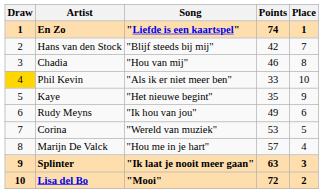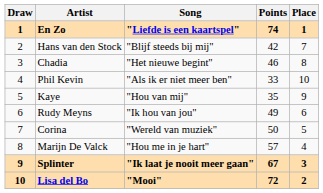(157, 63) "Hou van mij" -> (170, 63) "Het nieuwe begint"
(20, 79) gold background -> (20, 79) no background
(170, 96) "Het nieuwe begint" -> (157, 96) "Hou van mij"
(273, 130) 53 -> (273, 130) 50
(273, 163) 63 -> (273, 163) 67
